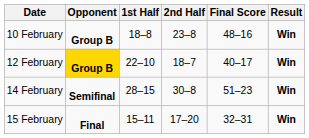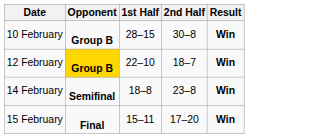- column: (238, 12)
(140, 35) 18–8 -> (140, 35) 28–15
(184, 35) 23–8 -> (184, 35) 30–8
(140, 91) 28–15 -> (140, 91) 18–8
(184, 91) 30–8 -> (184, 91) 23–8
